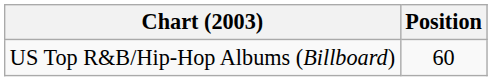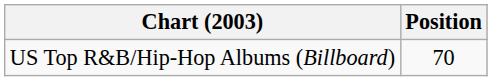(444, 57) 60 -> (444, 57) 70
